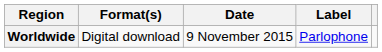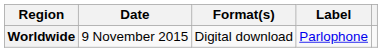columns swapped: (240, 15) <-> (131, 15)
